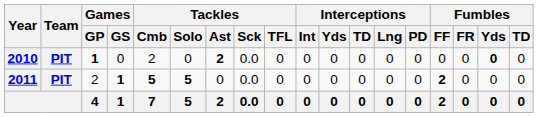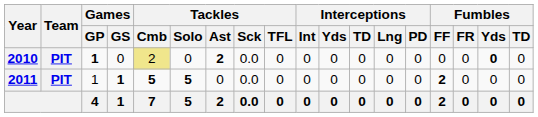(152, 58) no background -> (152, 58) khaki background
(95, 79) 2 -> (95, 79) 1
